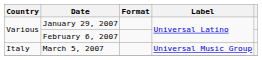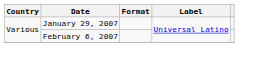- row: (73, 49)
